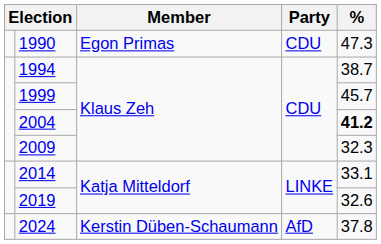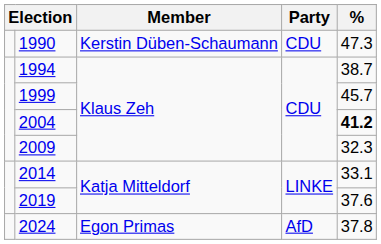(127, 43) Egon Primas -> (179, 43) Kerstin Düben-Schaumann
(357, 200) 32.6 -> (357, 200) 37.6
(179, 226) Kerstin Düben-Schaumann -> (127, 226) Egon Primas
